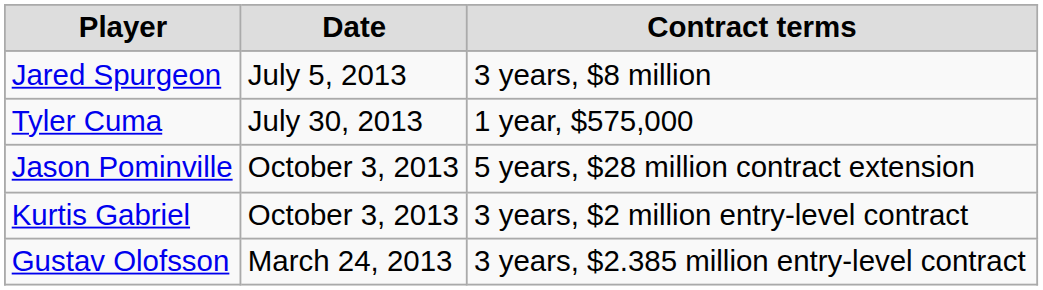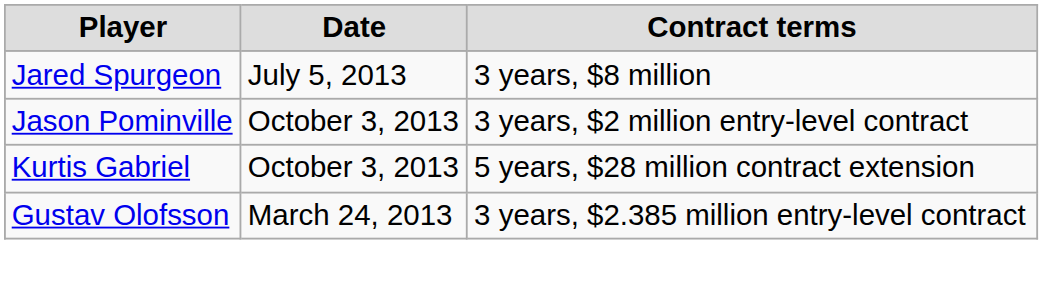- row: (87, 121)
(724, 167) 5 years, $28 million contract extension -> (721, 121) 3 years, $2 million entry-level contract
(721, 214) 3 years, $2 million entry-level contract -> (724, 167) 5 years, $28 million contract extension
